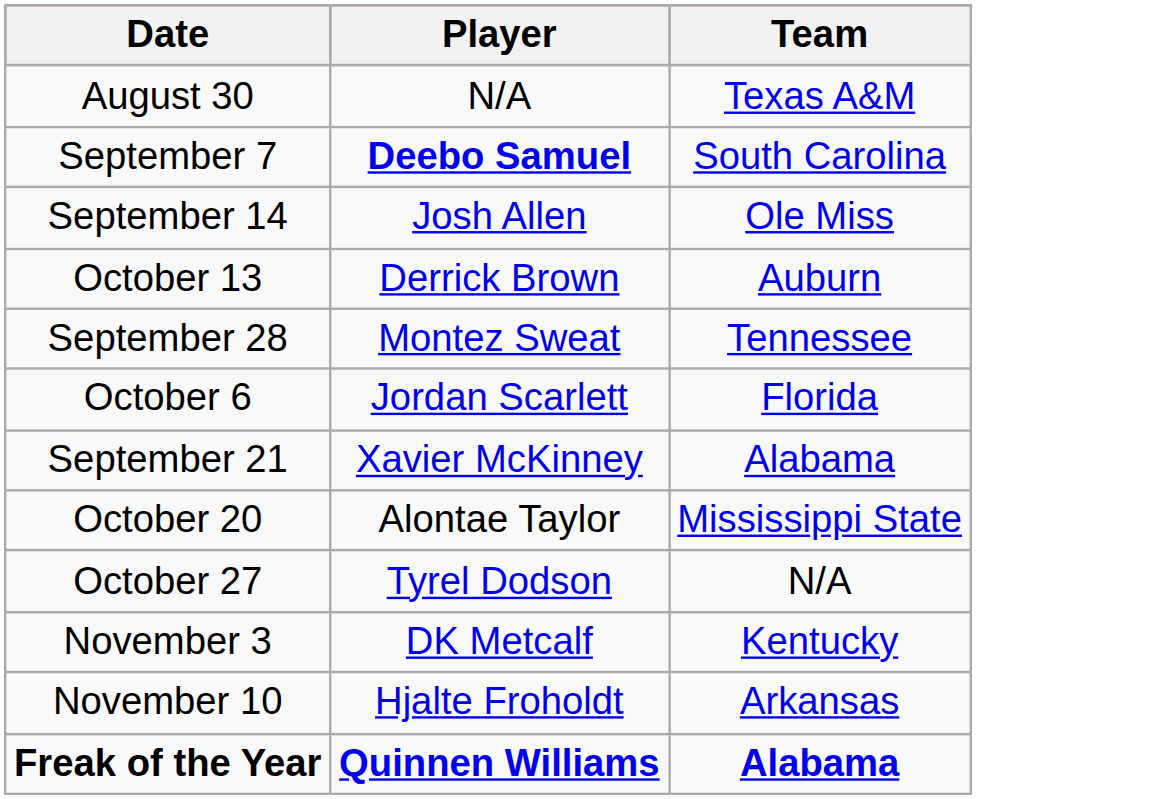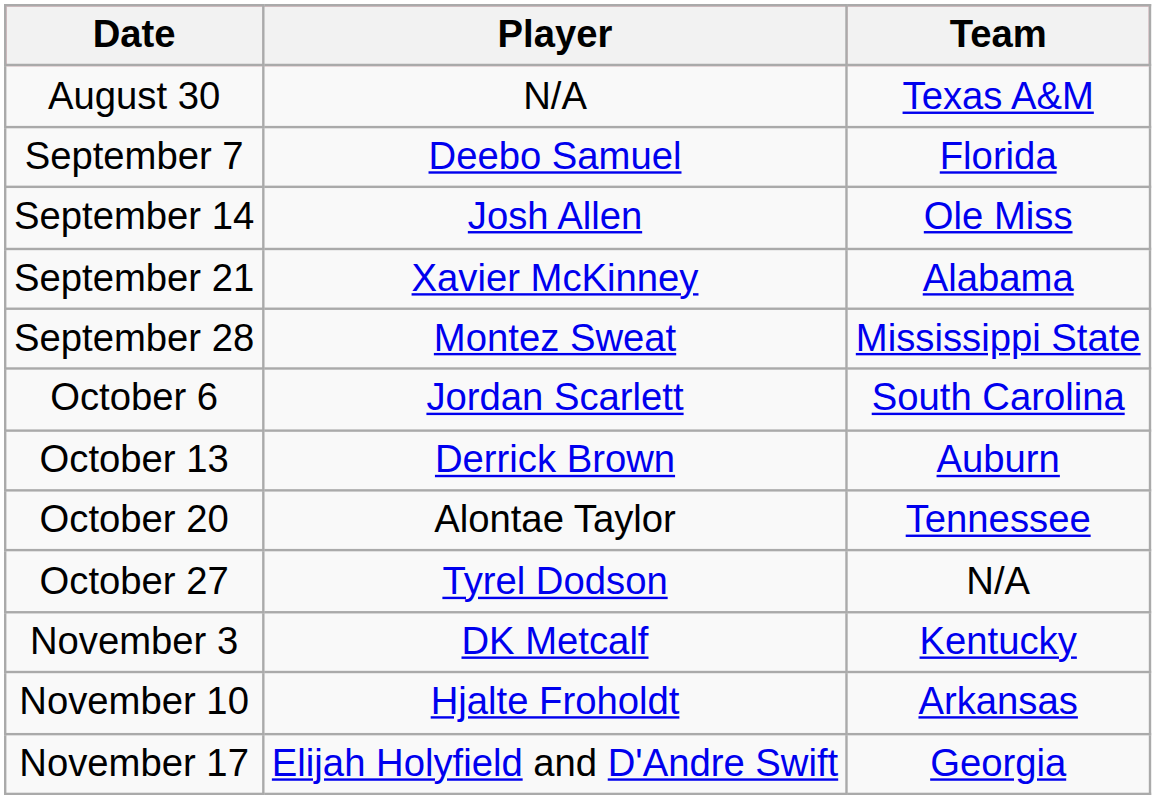(499, 156) bold -> (555, 156) normal
(820, 156) South Carolina -> (998, 156) Florida
rows swapped: (168, 459) <-> (168, 277)
(820, 338) Tennessee -> (998, 338) Mississippi State
(820, 398) Florida -> (998, 398) South Carolina
(820, 519) Mississippi State -> (998, 519) Tennessee
+ row: (134, 762)
- row: (168, 762)
